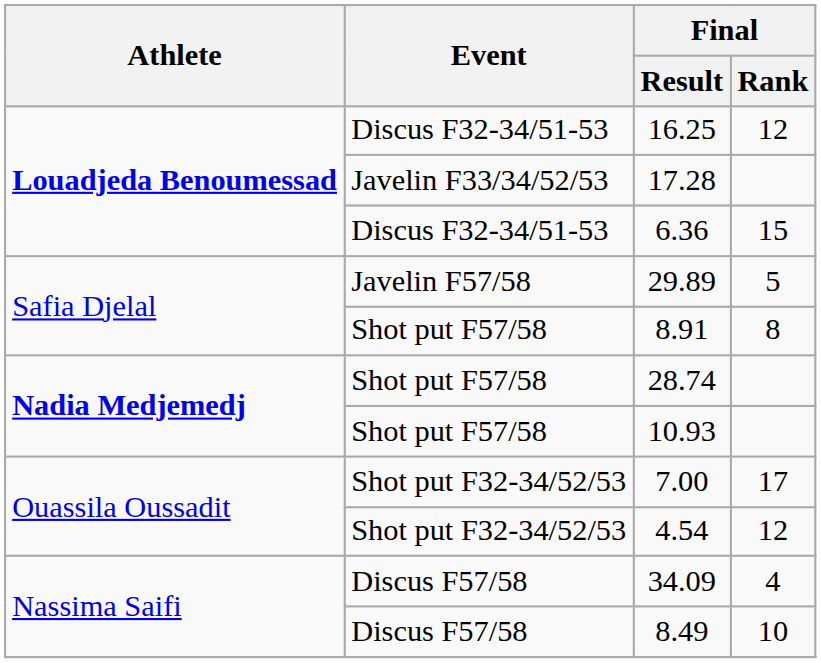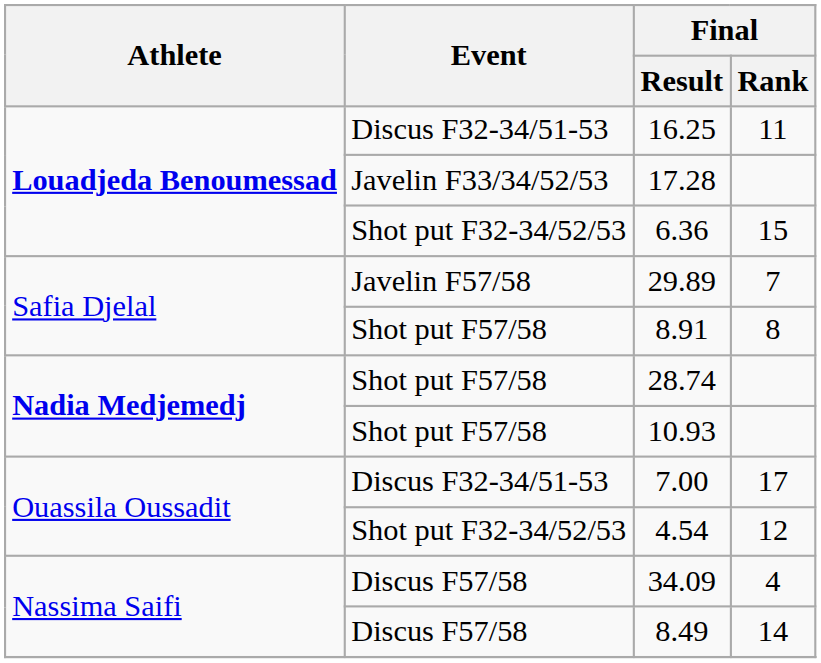(773, 130) 12 -> (773, 130) 11
(480, 230) Discus F32-34/51-53 -> (489, 230) Shot put F32-34/52/53
(773, 280) 5 -> (773, 280) 7
(489, 480) Shot put F32-34/52/53 -> (480, 480) Discus F32-34/51-53
(773, 631) 10 -> (773, 631) 14
